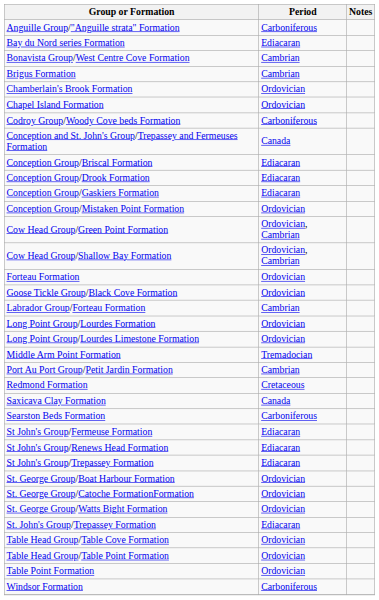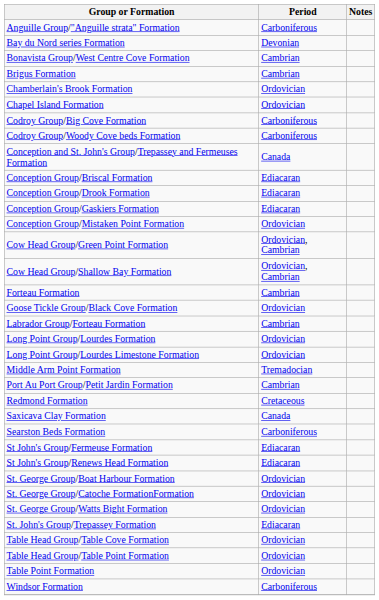(281, 43) Ediacaran -> (280, 43) Devonian
+ row: (76, 120)
(283, 277) Ordovician -> (280, 292) Cambrian
- row: (80, 463)
